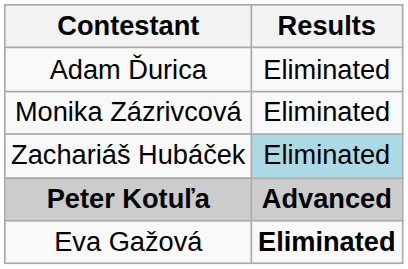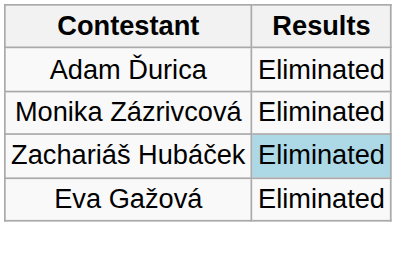- row: (128, 198)
(327, 241) bold -> (321, 198) normal
